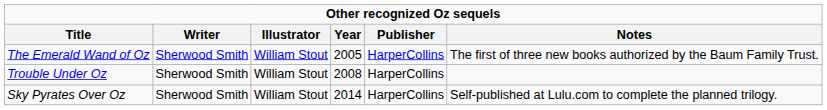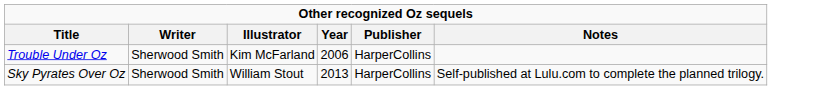- row: (79, 54)
(291, 74) William Stout -> (272, 54) Kim McFarland
(348, 74) 2008 -> (335, 54) 2006
(348, 94) 2014 -> (335, 74) 2013
